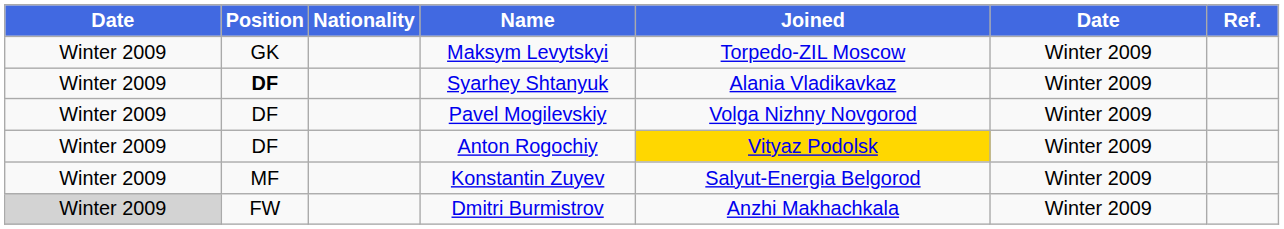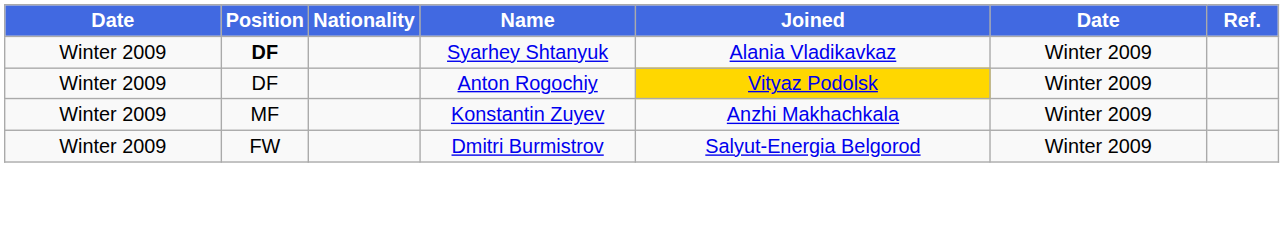- row: (528, 52)
- row: (528, 115)
(813, 178) Salyut-Energia Belgorod -> (813, 115) Anzhi Makhachkala
(113, 209) lightgrey background -> (113, 146) no background
(813, 209) Anzhi Makhachkala -> (813, 146) Salyut-Energia Belgorod
